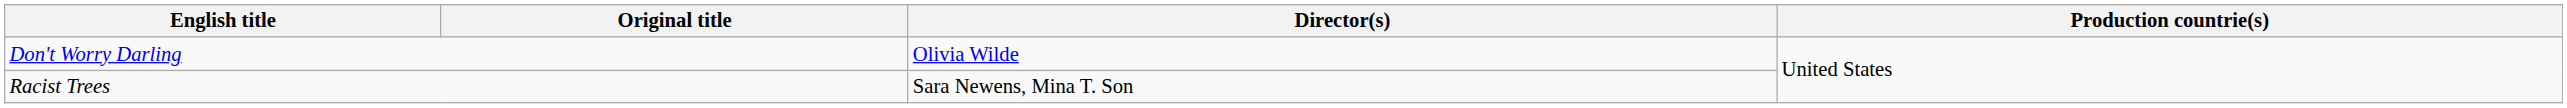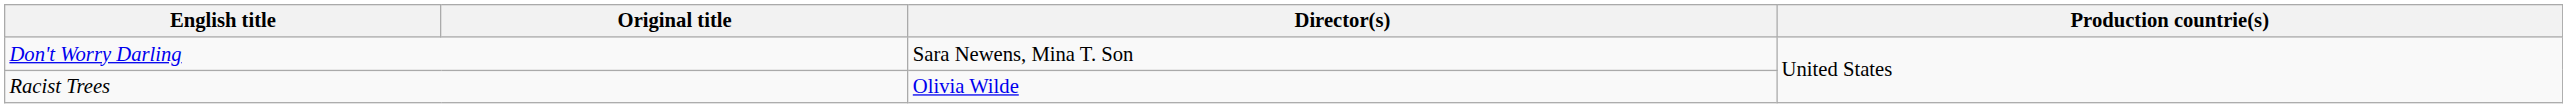(966, 53) Olivia Wilde -> (1023, 53) Sara Newens, Mina T. Son
(1023, 86) Sara Newens, Mina T. Son -> (966, 86) Olivia Wilde
